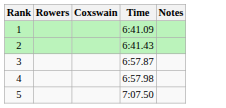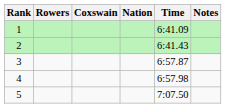+ column: (137, 12)
